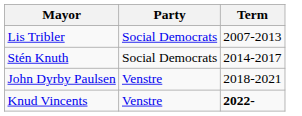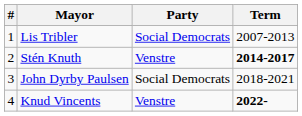+ column: (11, 15)
(170, 57) Social Democrats -> (155, 57) Venstre
(252, 57) normal -> (265, 57) bold
(142, 79) Venstre -> (182, 79) Social Democrats
